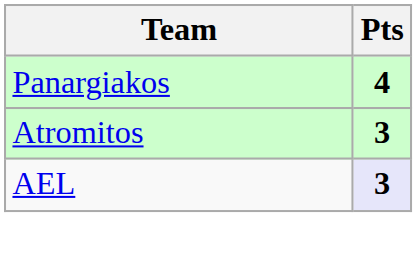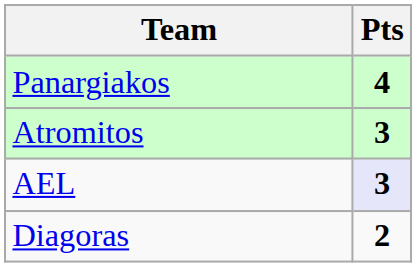+ row: (71, 235)
